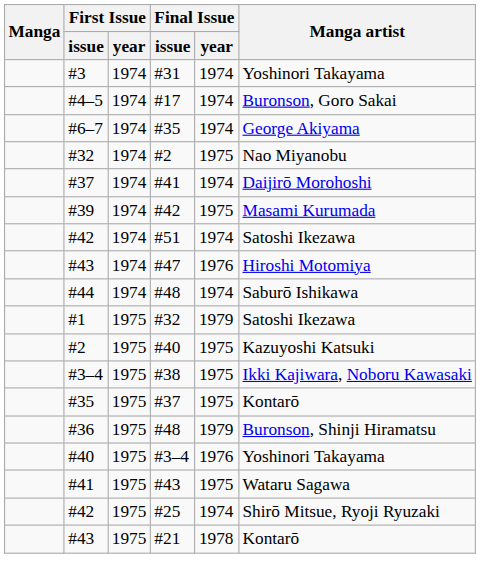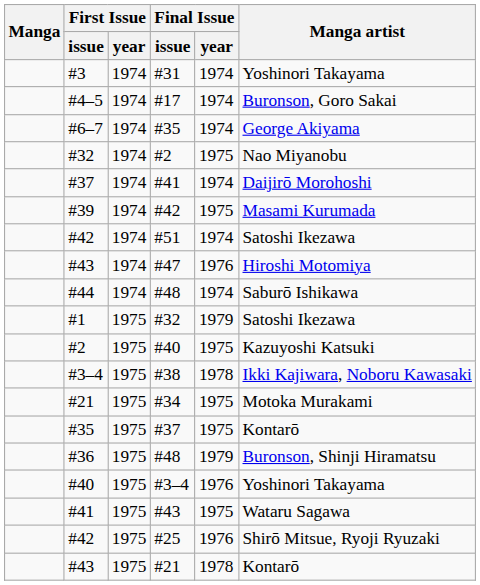(216, 374) 1975 -> (216, 374) 1978
+ row: (81, 401)
(216, 511) 1974 -> (216, 538) 1976
